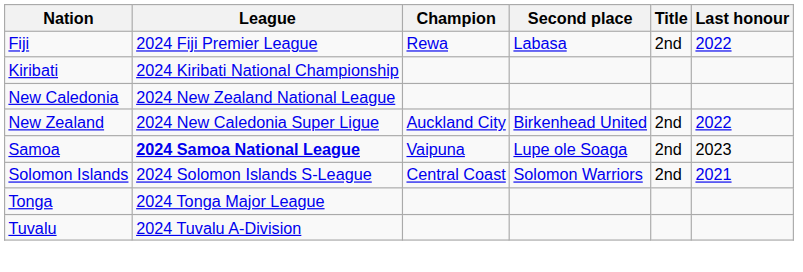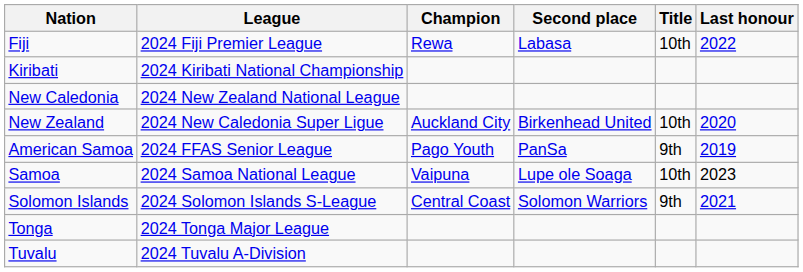(668, 44) 2nd -> (675, 44) 10th
(668, 123) 2nd -> (675, 123) 10th
(714, 123) 2022 -> (718, 123) 2020
+ row: (71, 149)
(248, 149) bold -> (248, 175) normal
(668, 149) 2nd -> (675, 175) 10th
(668, 175) 2nd -> (670, 201) 9th
